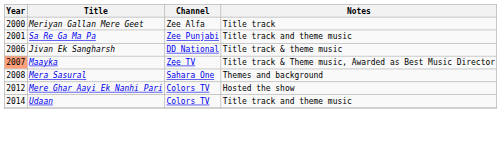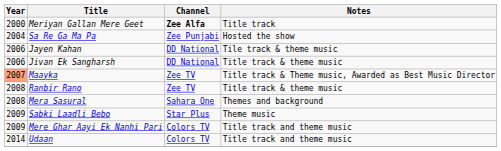(186, 24) normal -> (186, 24) bold
(16, 37) 2001 -> (16, 37) 2004
(287, 37) Title track and theme music -> (259, 37) Hosted the show
+ row: (55, 50)
+ row: (55, 88)
+ row: (70, 114)
(16, 88) 2012 -> (16, 127) 2009
(259, 88) Hosted the show -> (287, 127) Title track and theme music
